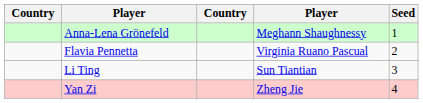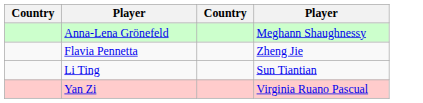- column: (403, 13)
(312, 51) Virginia Ruano Pascual -> (280, 51) Zheng Jie
(280, 88) Zheng Jie -> (312, 88) Virginia Ruano Pascual
